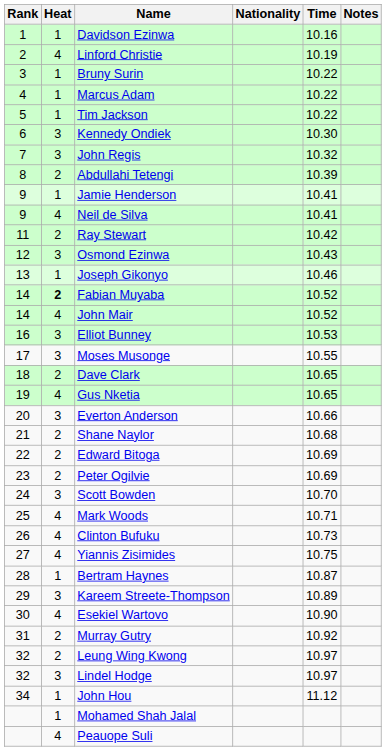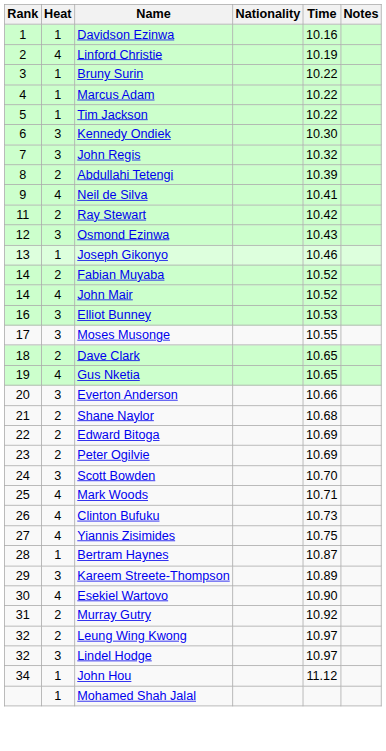- row: (127, 194)
(58, 295) bold -> (58, 275) normal
- row: (115, 736)
